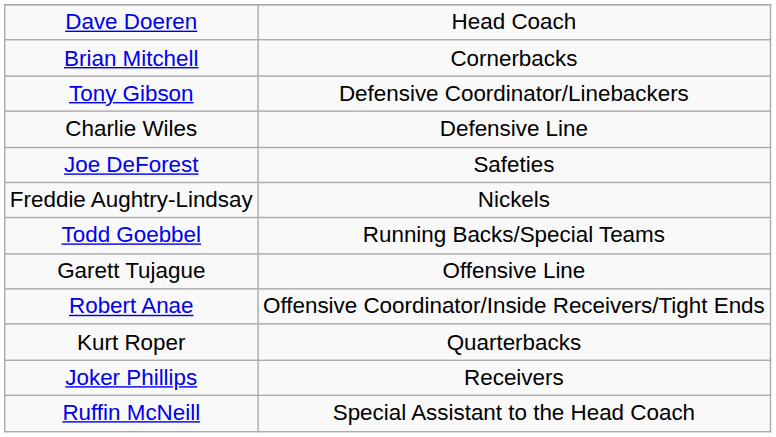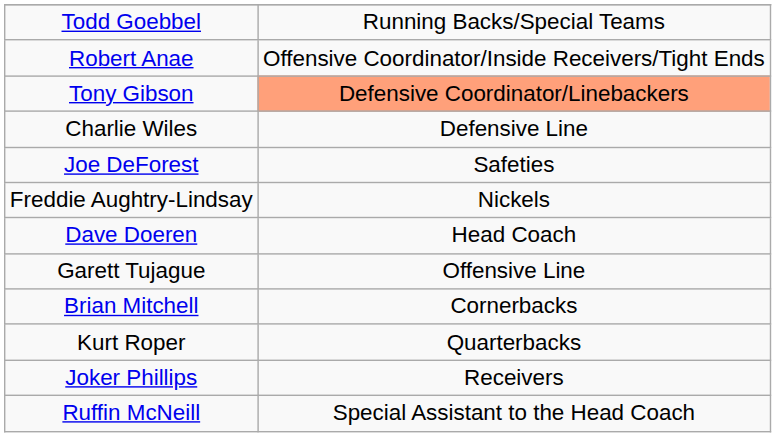rows swapped: (131, 22) <-> (131, 235)
rows swapped: (131, 306) <-> (131, 57)
(514, 93) no background -> (514, 93) lightsalmon background
